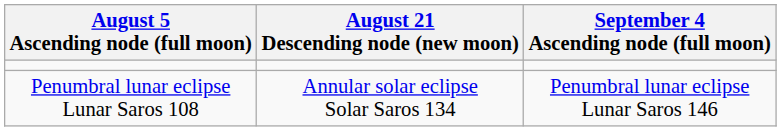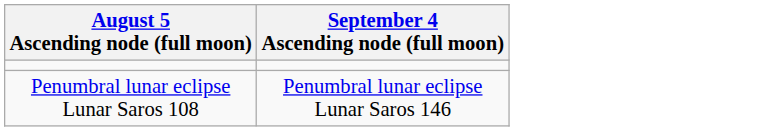- column: (390, 32)
